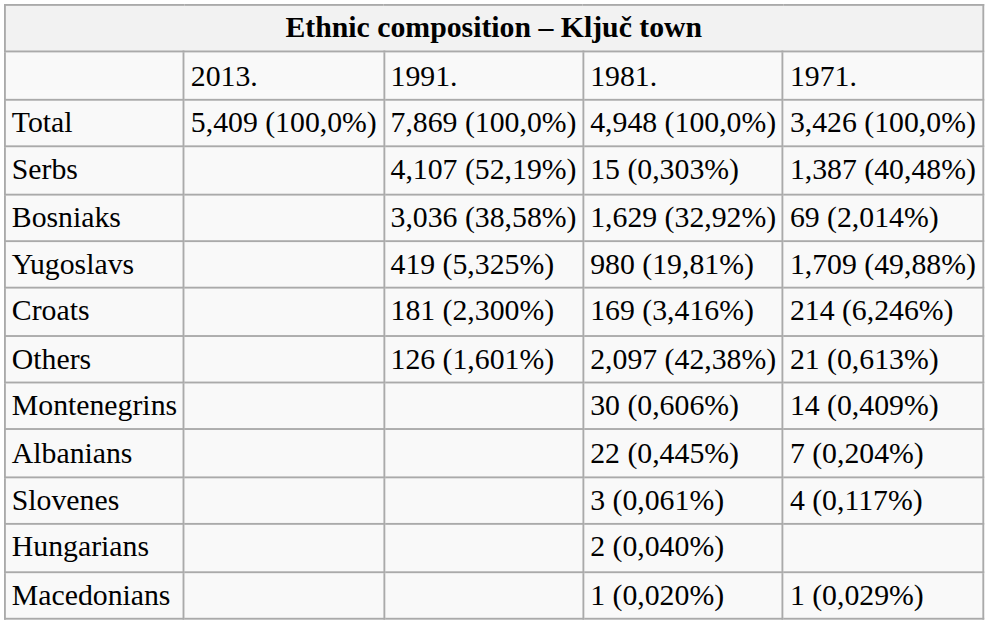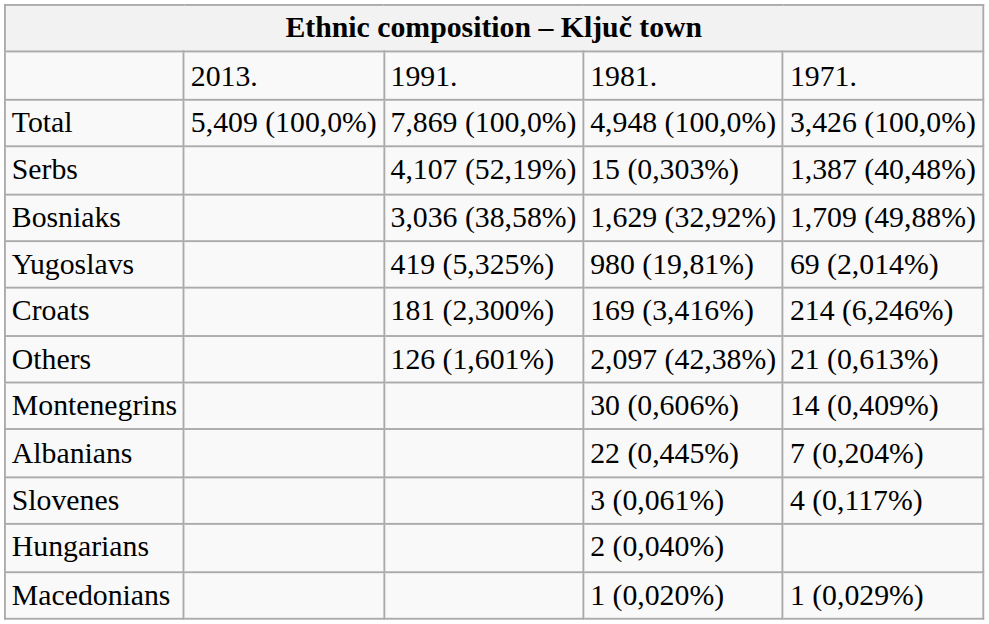(864, 216) 69 (2,014%) -> (883, 216) 1,709 (49,88%)
(883, 264) 1,709 (49,88%) -> (864, 264) 69 (2,014%)
